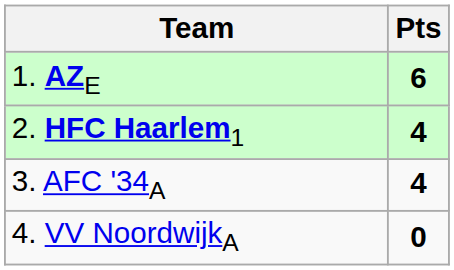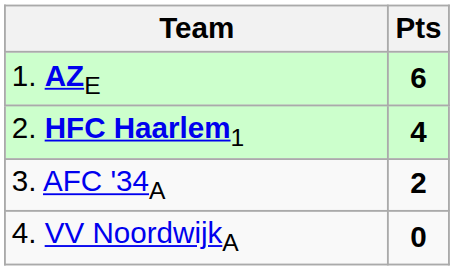(418, 184) 4 -> (418, 184) 2
